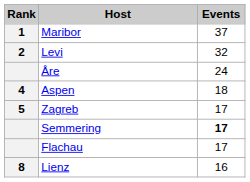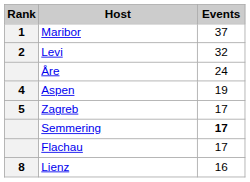(221, 90) 18 -> (221, 90) 19
